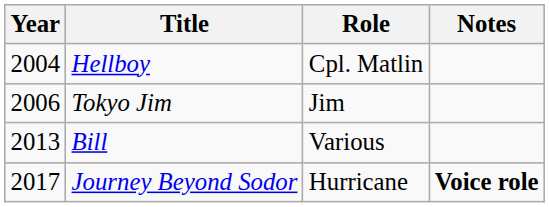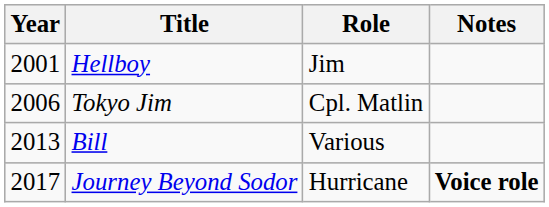(35, 63) 2004 -> (35, 63) 2001
(366, 63) Cpl. Matlin -> (327, 63) Jim
(327, 102) Jim -> (366, 102) Cpl. Matlin
